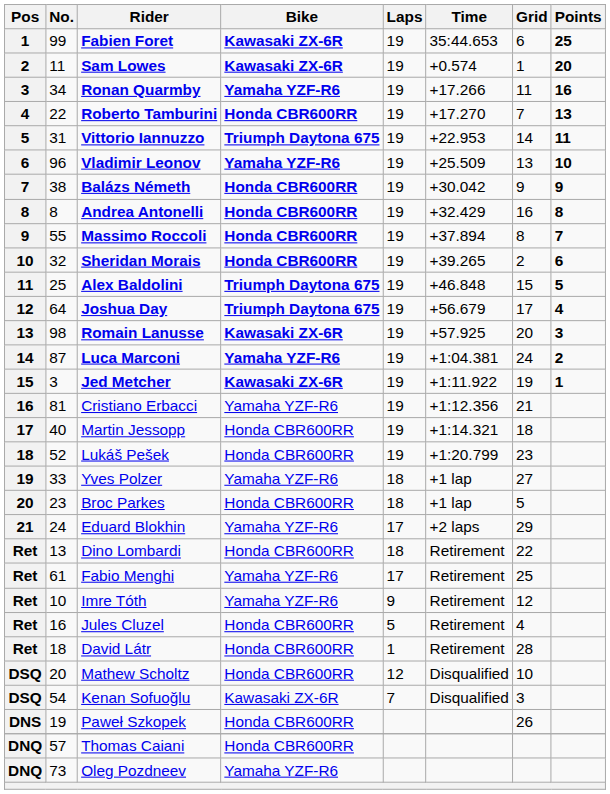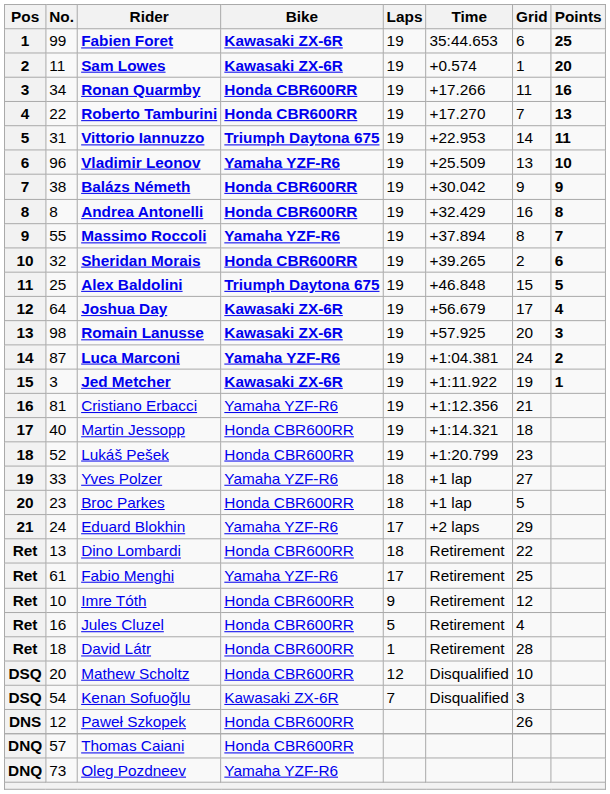(282, 90) Yamaha YZF-R6 -> (291, 90) Honda CBR600RR
(291, 236) Honda CBR600RR -> (282, 236) Yamaha YZF-R6
(302, 308) Triumph Daytona 675 -> (284, 308) Kawasaki ZX-6R
(281, 600) Yamaha YZF-R6 -> (289, 600) Honda CBR600RR
(58, 722) 19 -> (58, 722) 12
